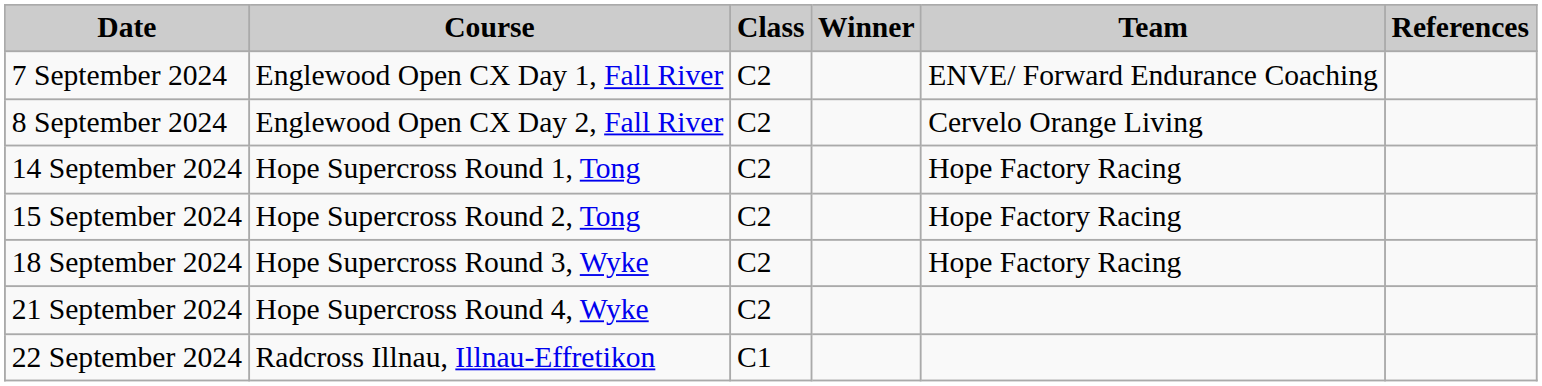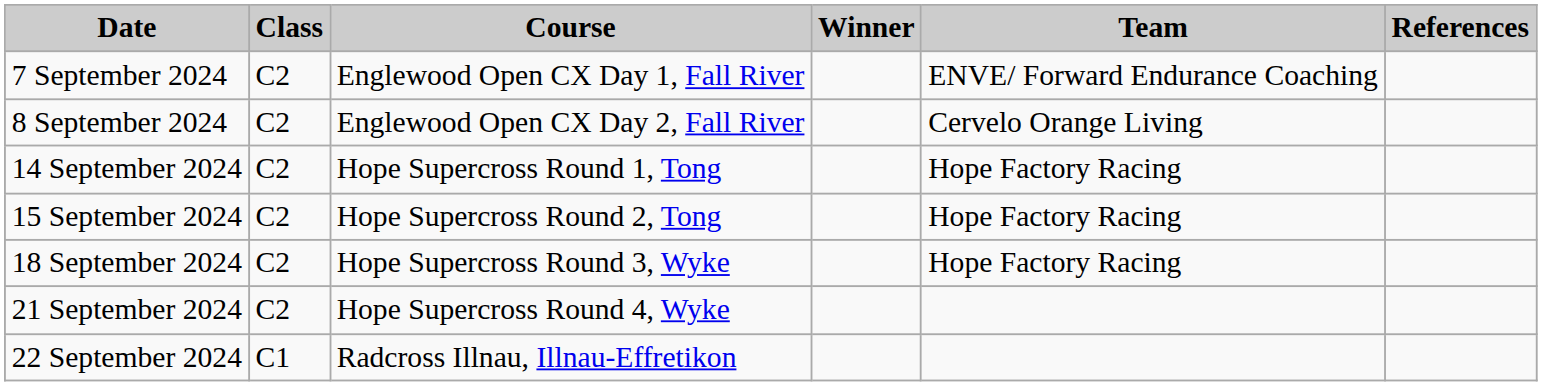columns swapped: (489, 27) <-> (771, 27)
